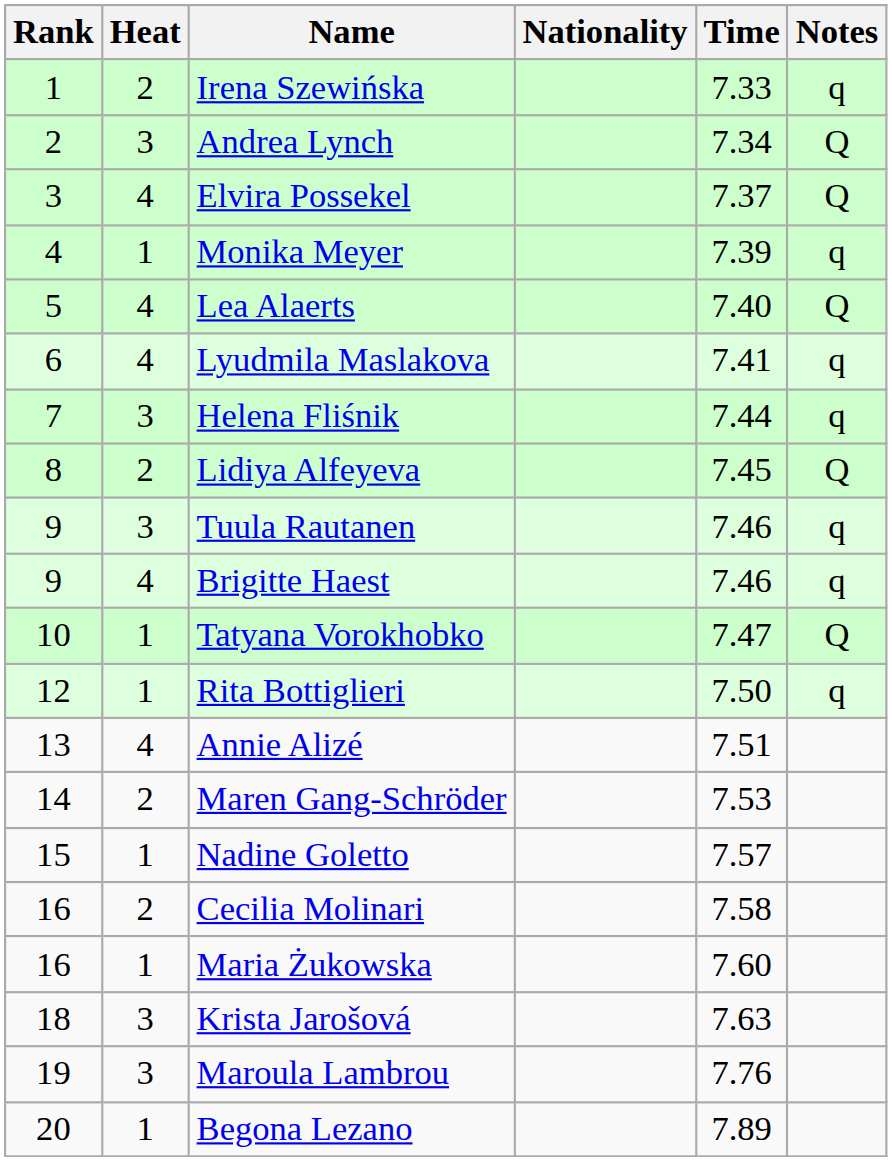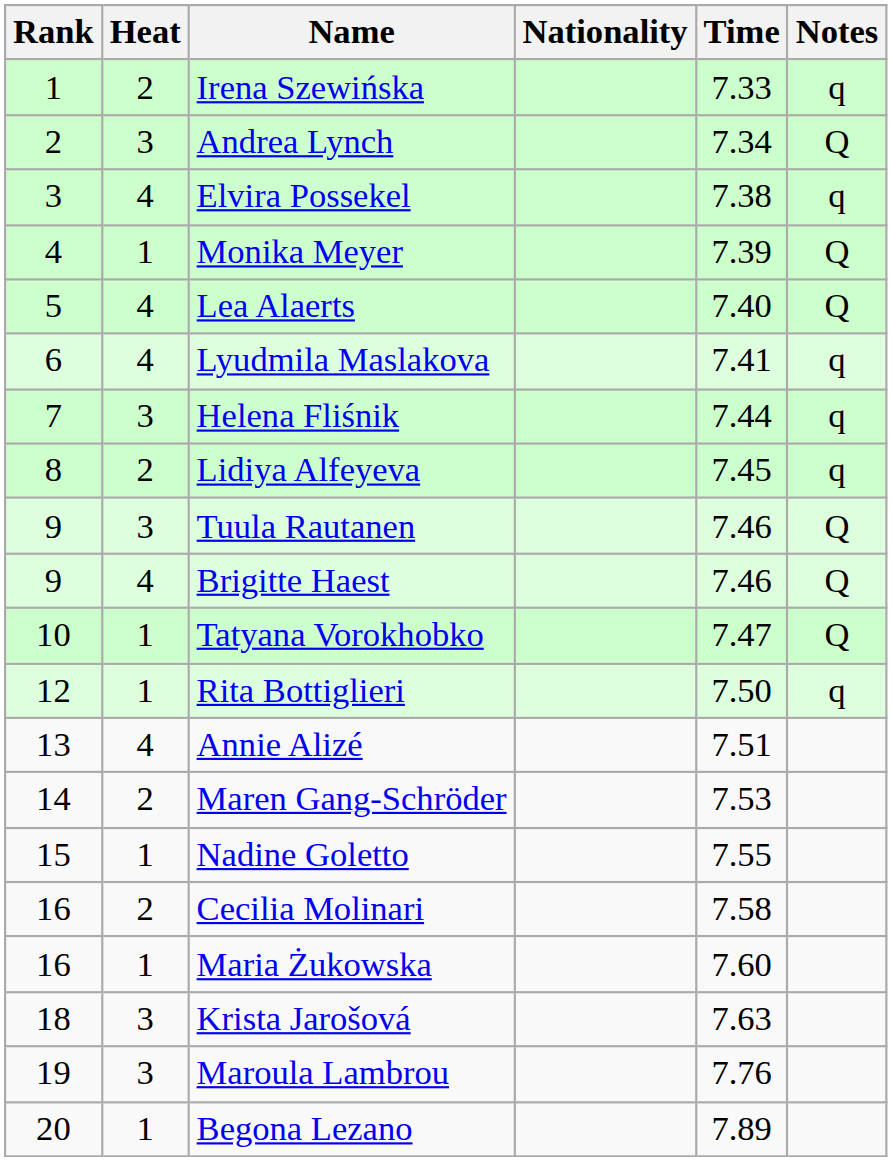(742, 196) 7.37 -> (742, 196) 7.38
(837, 196) Q -> (837, 196) q
(837, 251) q -> (837, 251) Q
(837, 470) Q -> (837, 470) q
(837, 525) q -> (837, 525) Q
(837, 580) q -> (837, 580) Q
(742, 854) 7.57 -> (742, 854) 7.55
